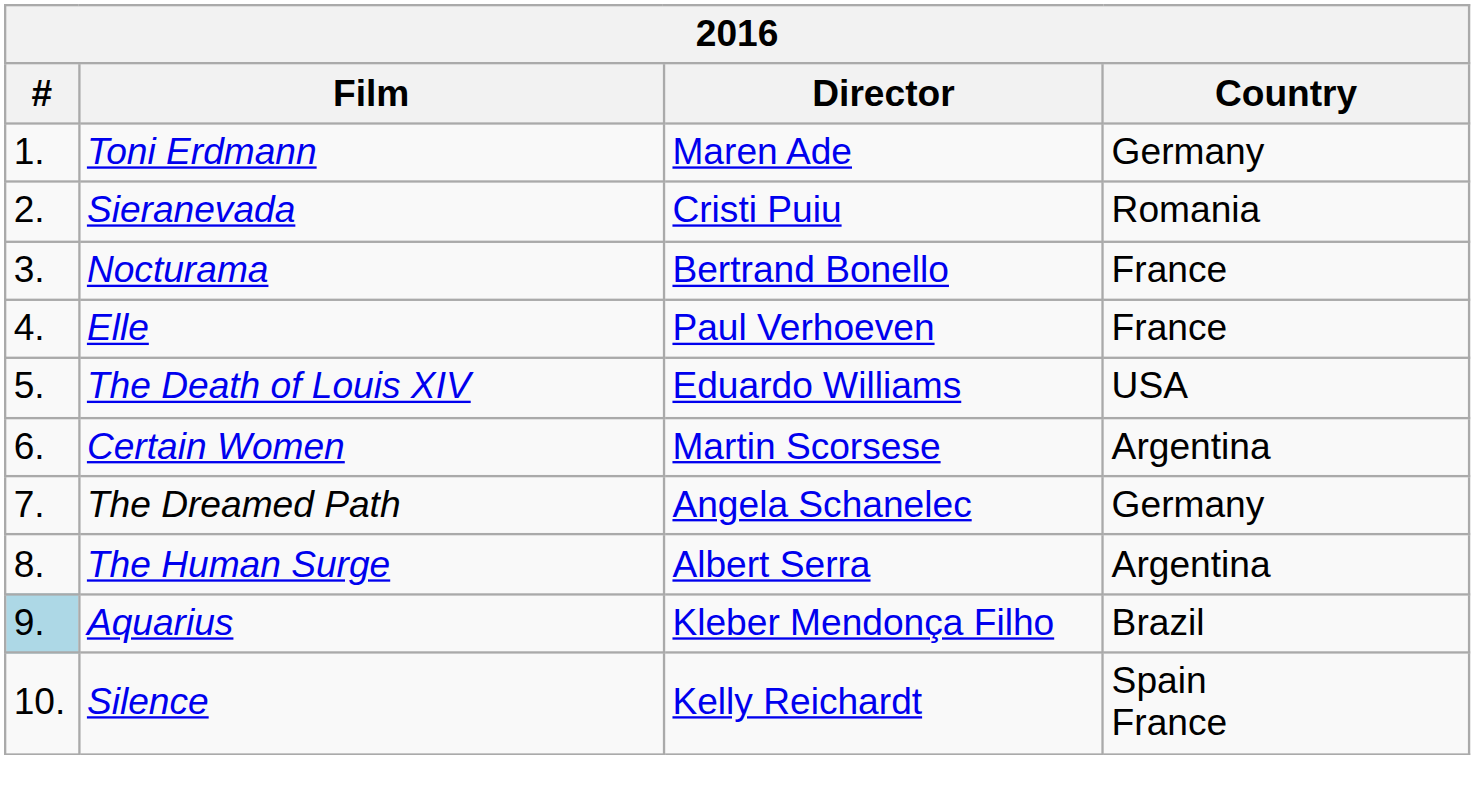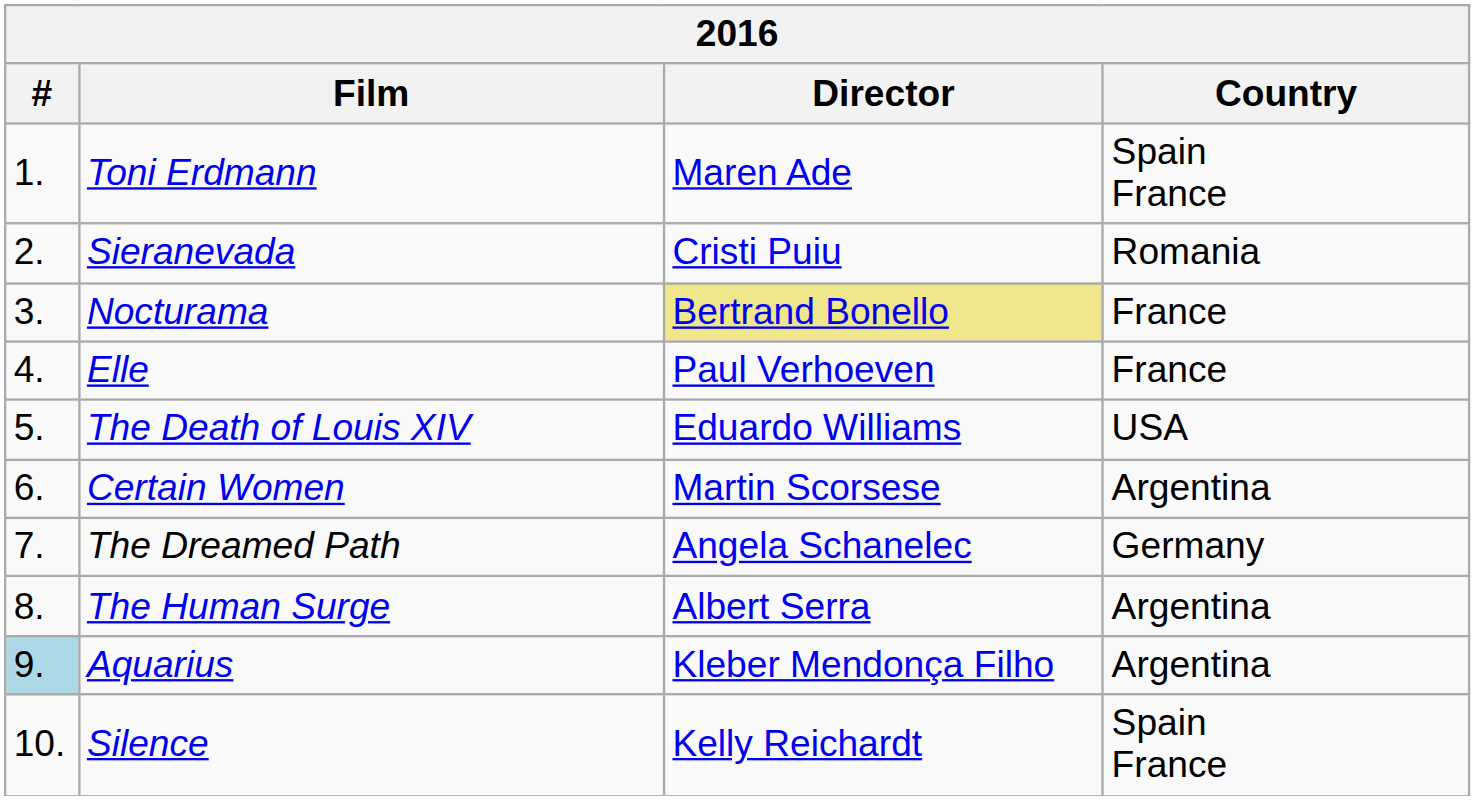(1188, 151) Germany -> (1169, 172) Spain France
(811, 269) no background -> (811, 311) khaki background
(1158, 622) Brazil -> (1191, 664) Argentina
